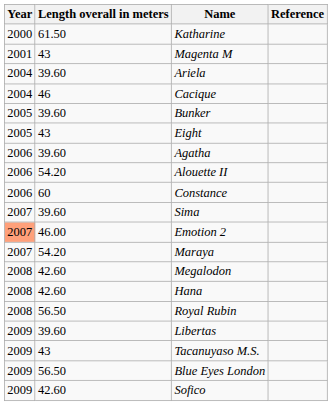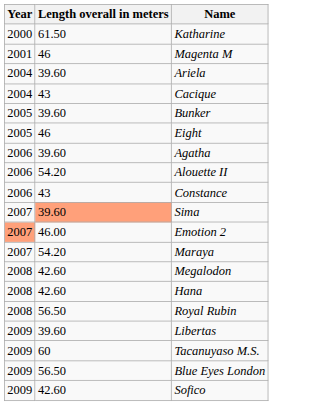- column: (298, 14)
(44, 53) 43 -> (44, 53) 46
(44, 93) 46 -> (44, 93) 43
(44, 133) 43 -> (44, 133) 46
(44, 192) 60 -> (44, 192) 43
(52, 212) no background -> (52, 212) lightsalmon background
(44, 350) 43 -> (44, 350) 60
